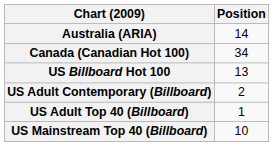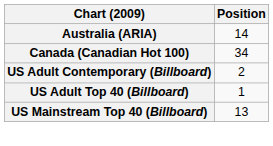- row: (109, 72)
(241, 131) 10 -> (241, 111) 13
